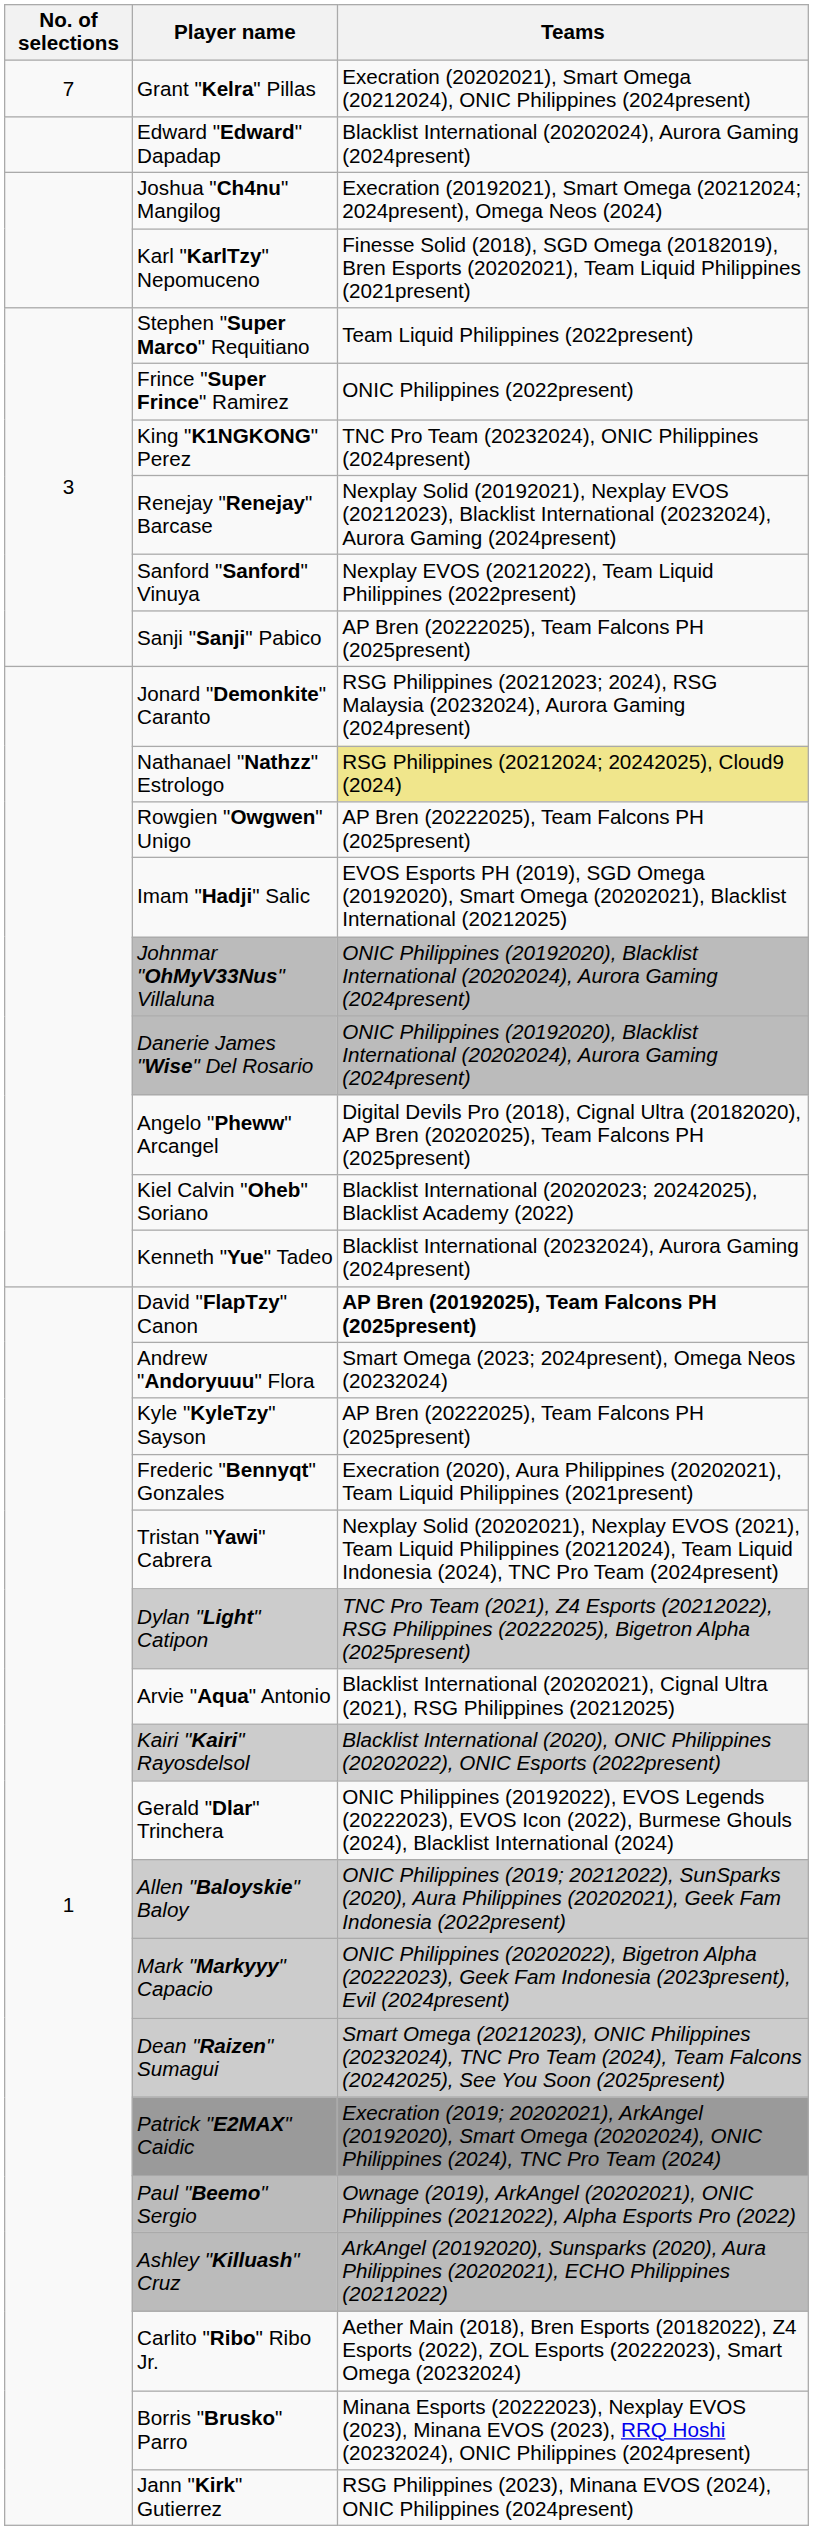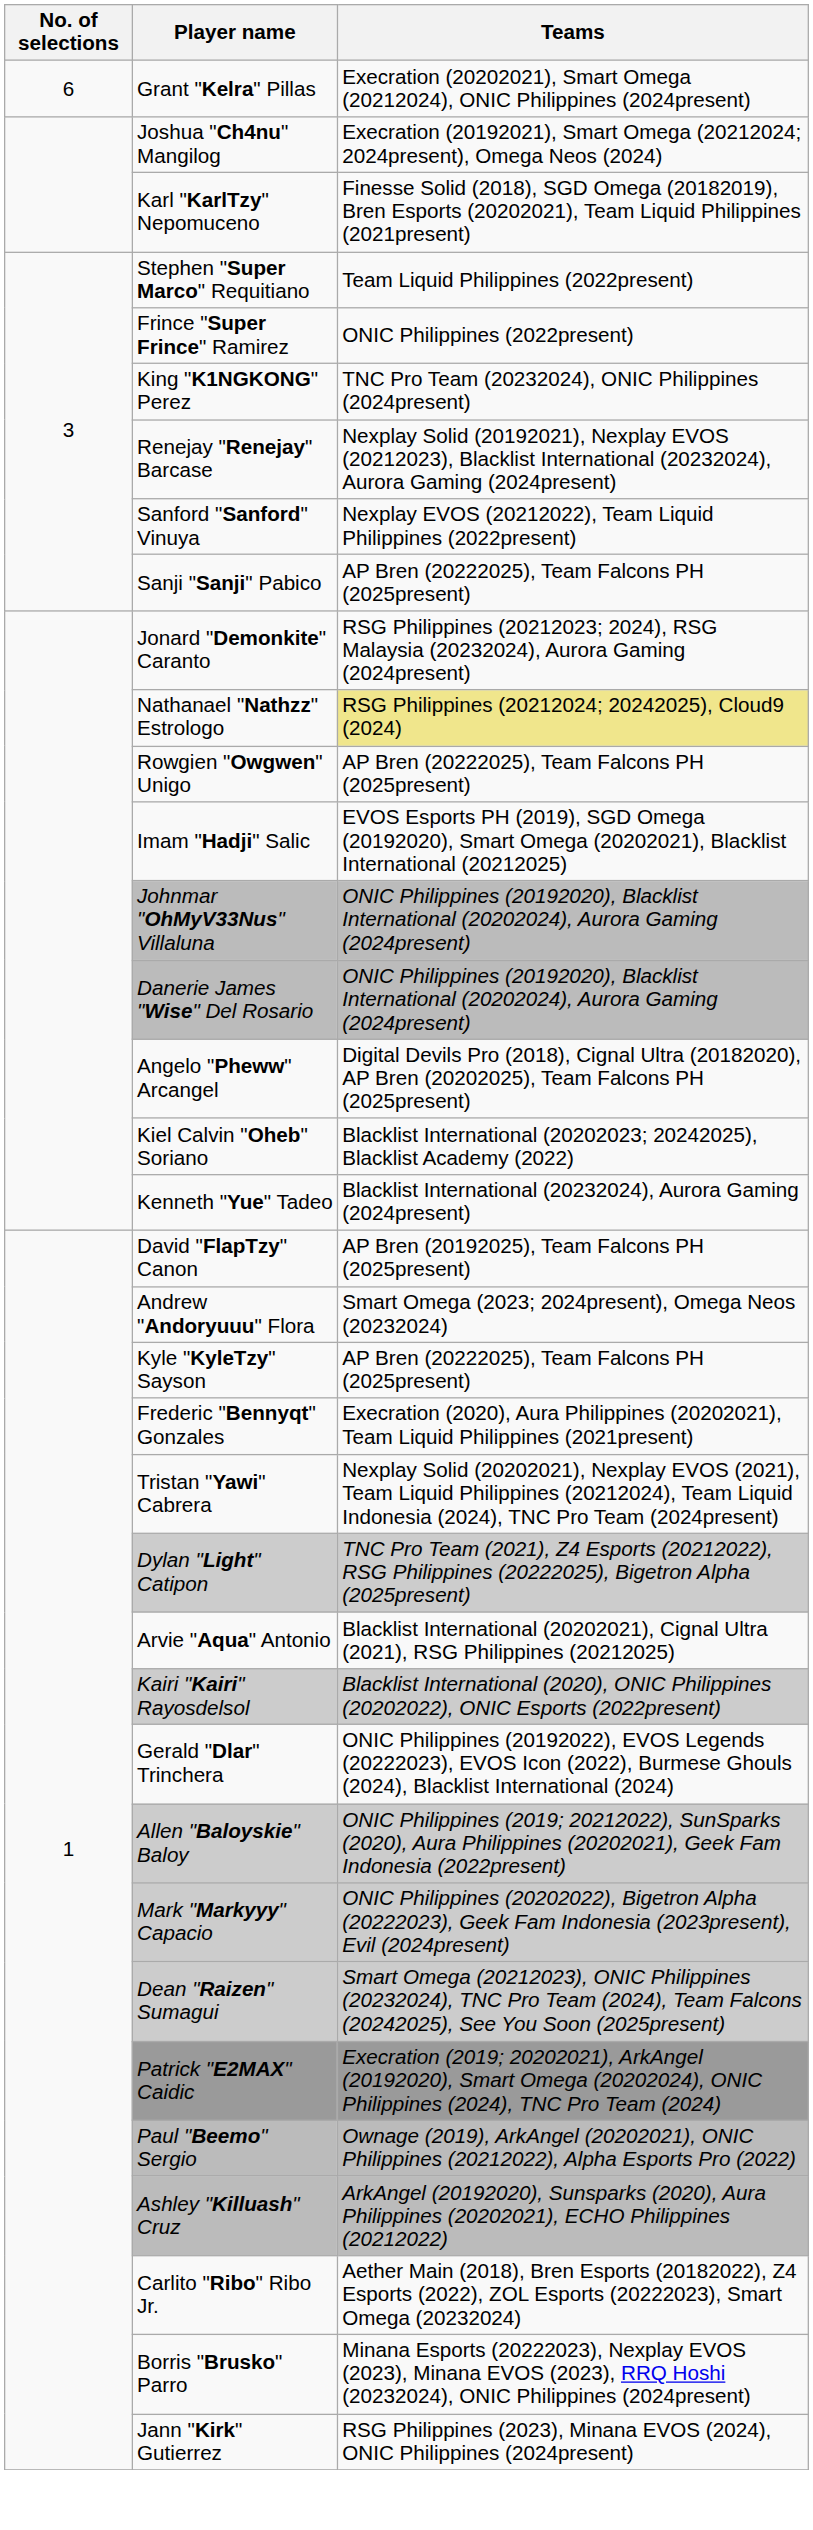(68, 88) 7 -> (68, 88) 6
- row: (220, 144)
(529, 1314) bold -> (523, 1258) normal
